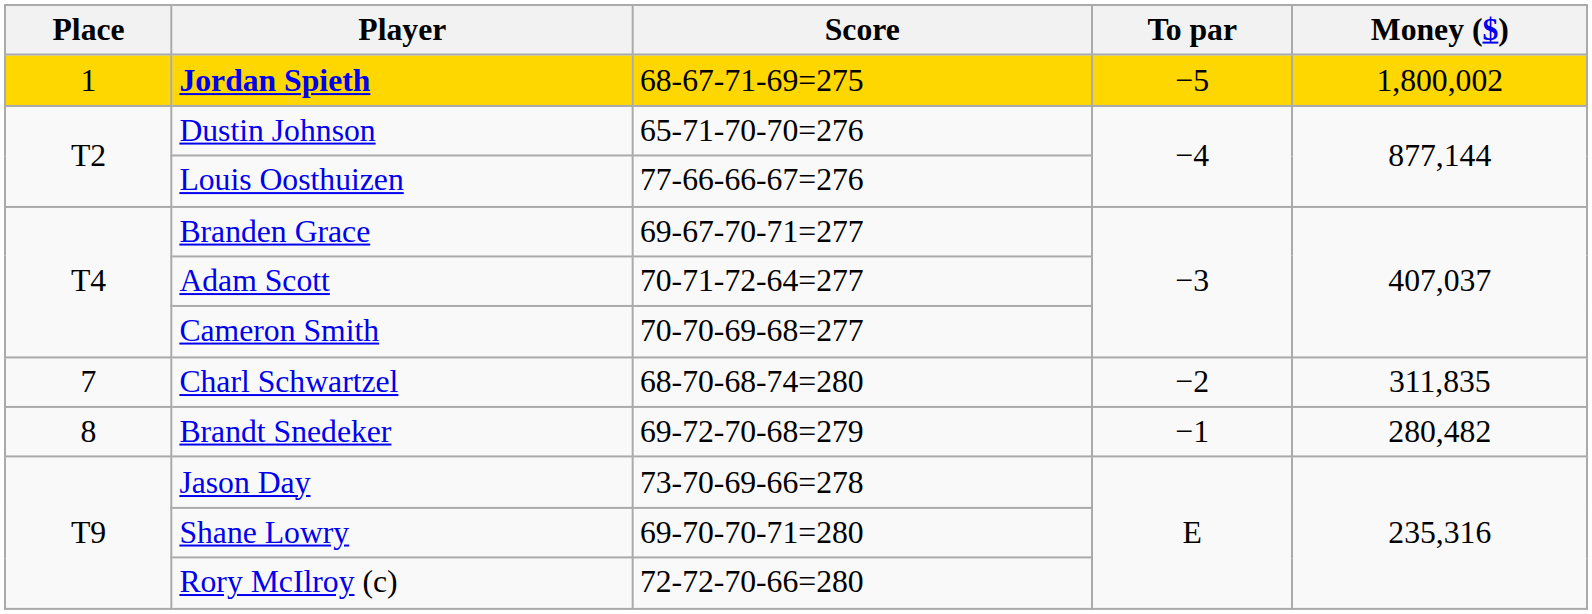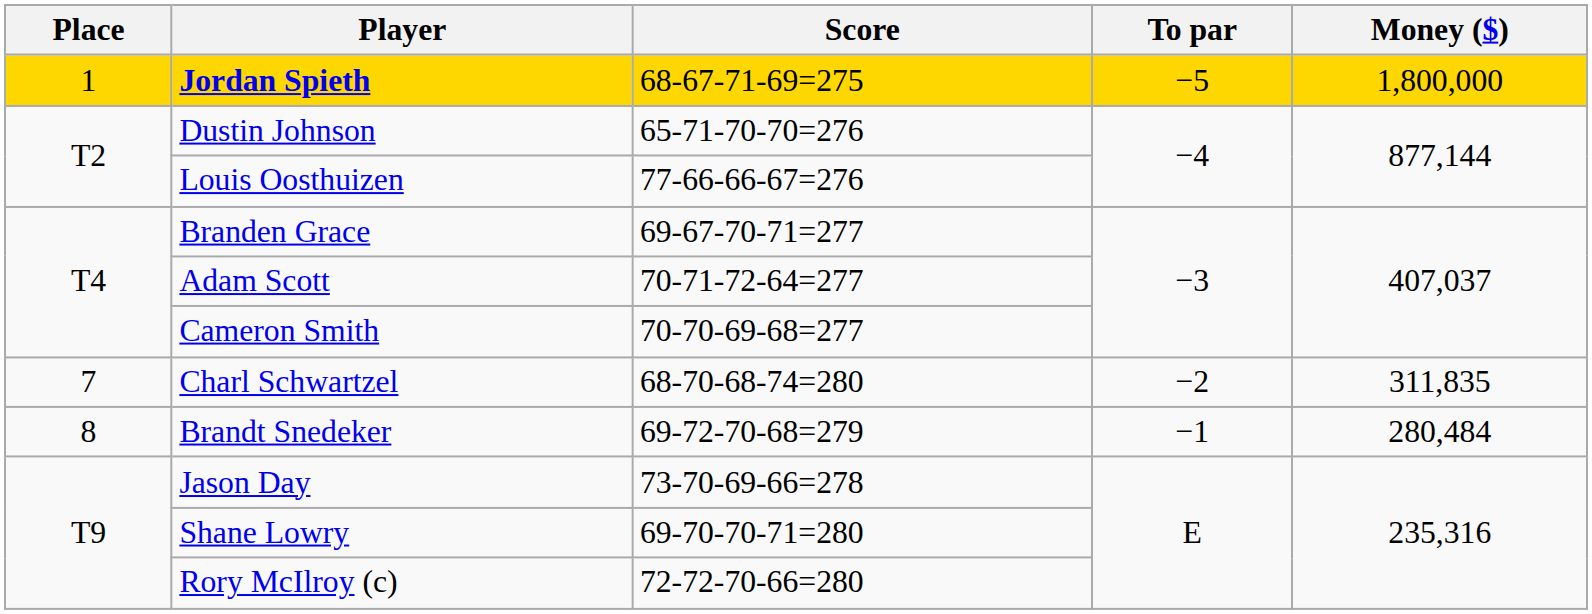(1440, 79) 1,800,002 -> (1440, 79) 1,800,000
(1440, 431) 280,482 -> (1440, 431) 280,484
